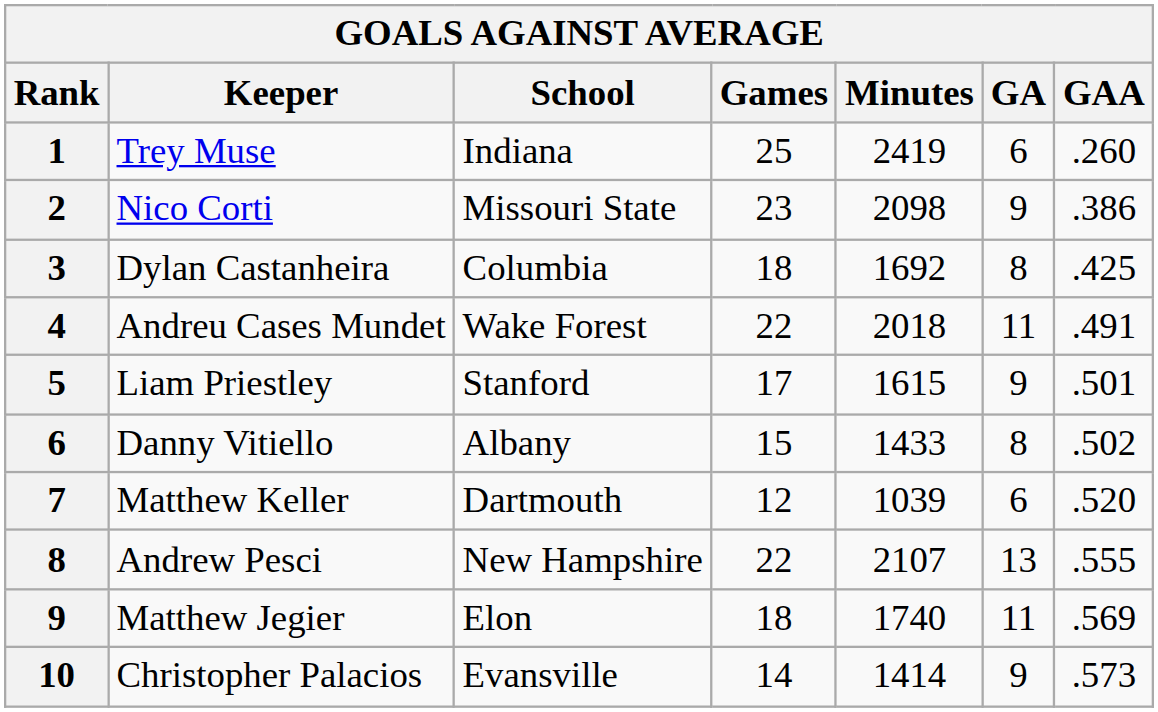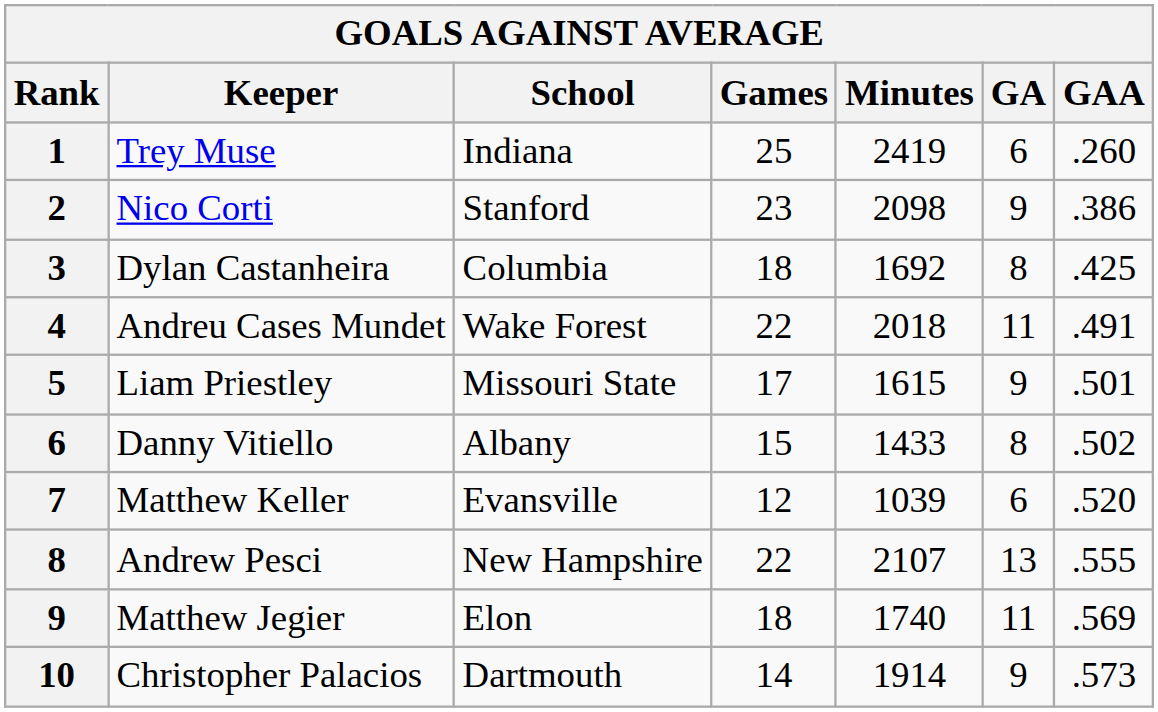(569, 208) Missouri State -> (526, 208) Stanford
(526, 383) Stanford -> (569, 383) Missouri State
(542, 500) Dartmouth -> (540, 500) Evansville
(540, 675) Evansville -> (542, 675) Dartmouth
(909, 675) 1414 -> (909, 675) 1914
